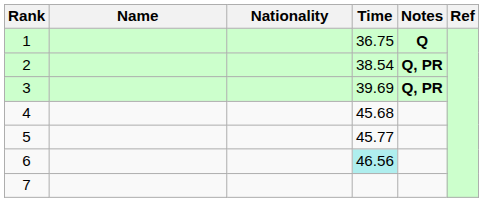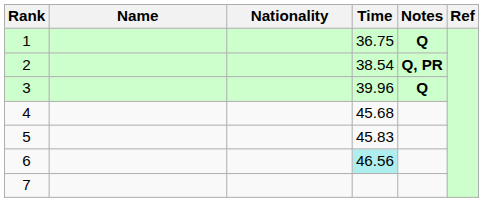(375, 88) 39.69 -> (375, 88) 39.96
(422, 88) Q, PR -> (422, 88) Q
(375, 137) 45.77 -> (375, 137) 45.83
